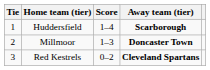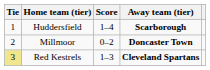(107, 42) 1–3 -> (107, 42) 0–2
(13, 57) no background -> (13, 57) khaki background
(107, 57) 0–2 -> (107, 57) 1–3
